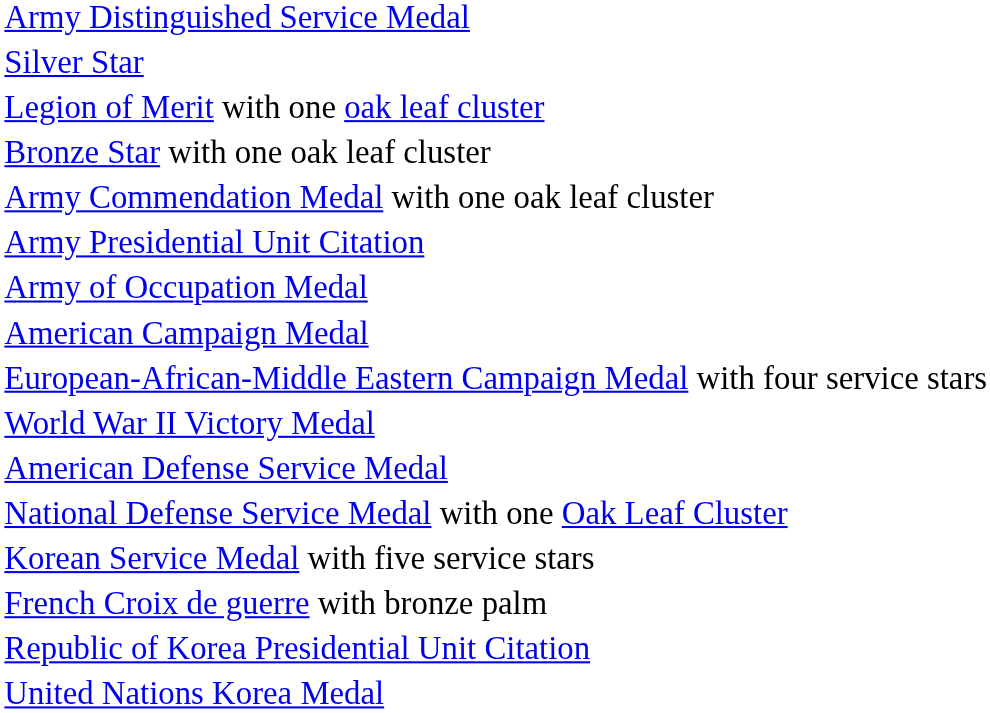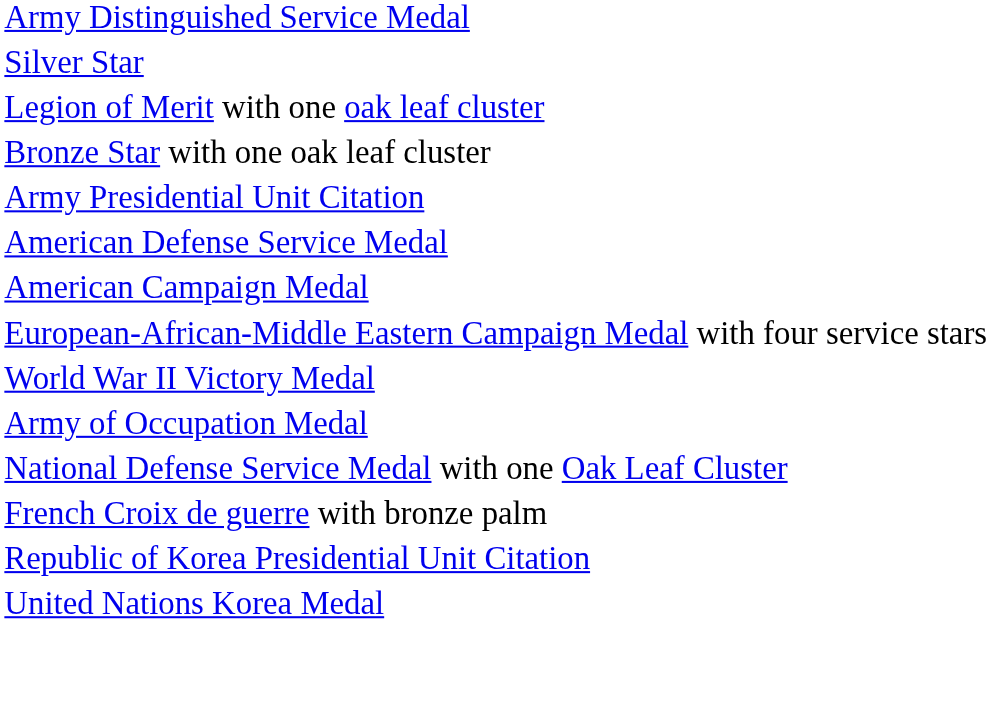- row: (359, 197)
rows swapped: (226, 468) <-> (186, 287)
- row: (299, 558)
